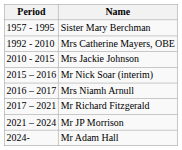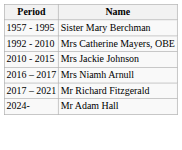- row: (107, 75)
- row: (92, 122)
